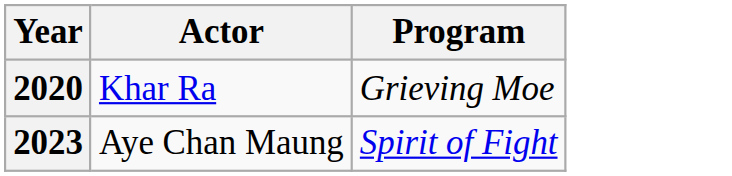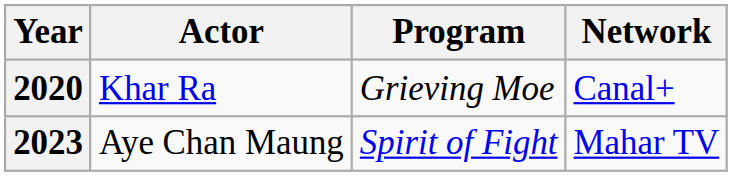+ column: (646, 32)
